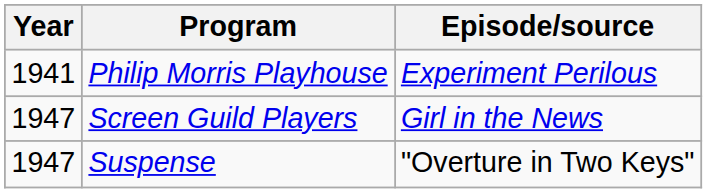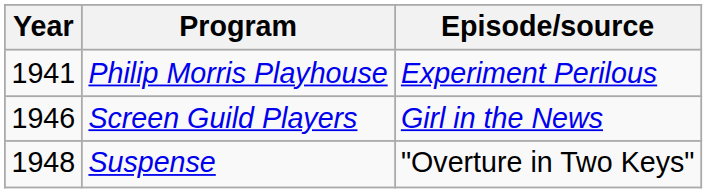(43, 118) 1947 -> (43, 118) 1946
(43, 163) 1947 -> (43, 163) 1948
